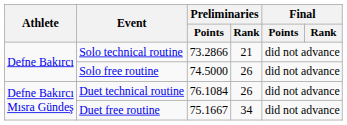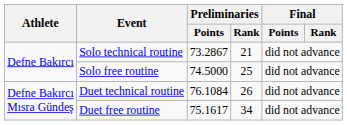(209, 52) 73.2866 -> (209, 52) 73.2867
(246, 72) 26 -> (246, 72) 25
(209, 110) 75.1667 -> (209, 110) 75.1617
